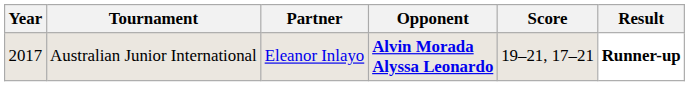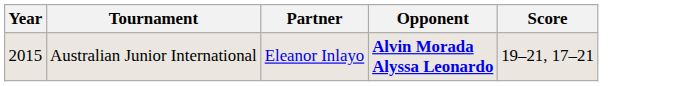- column: (641, 18)
(25, 56) 2017 -> (25, 56) 2015
